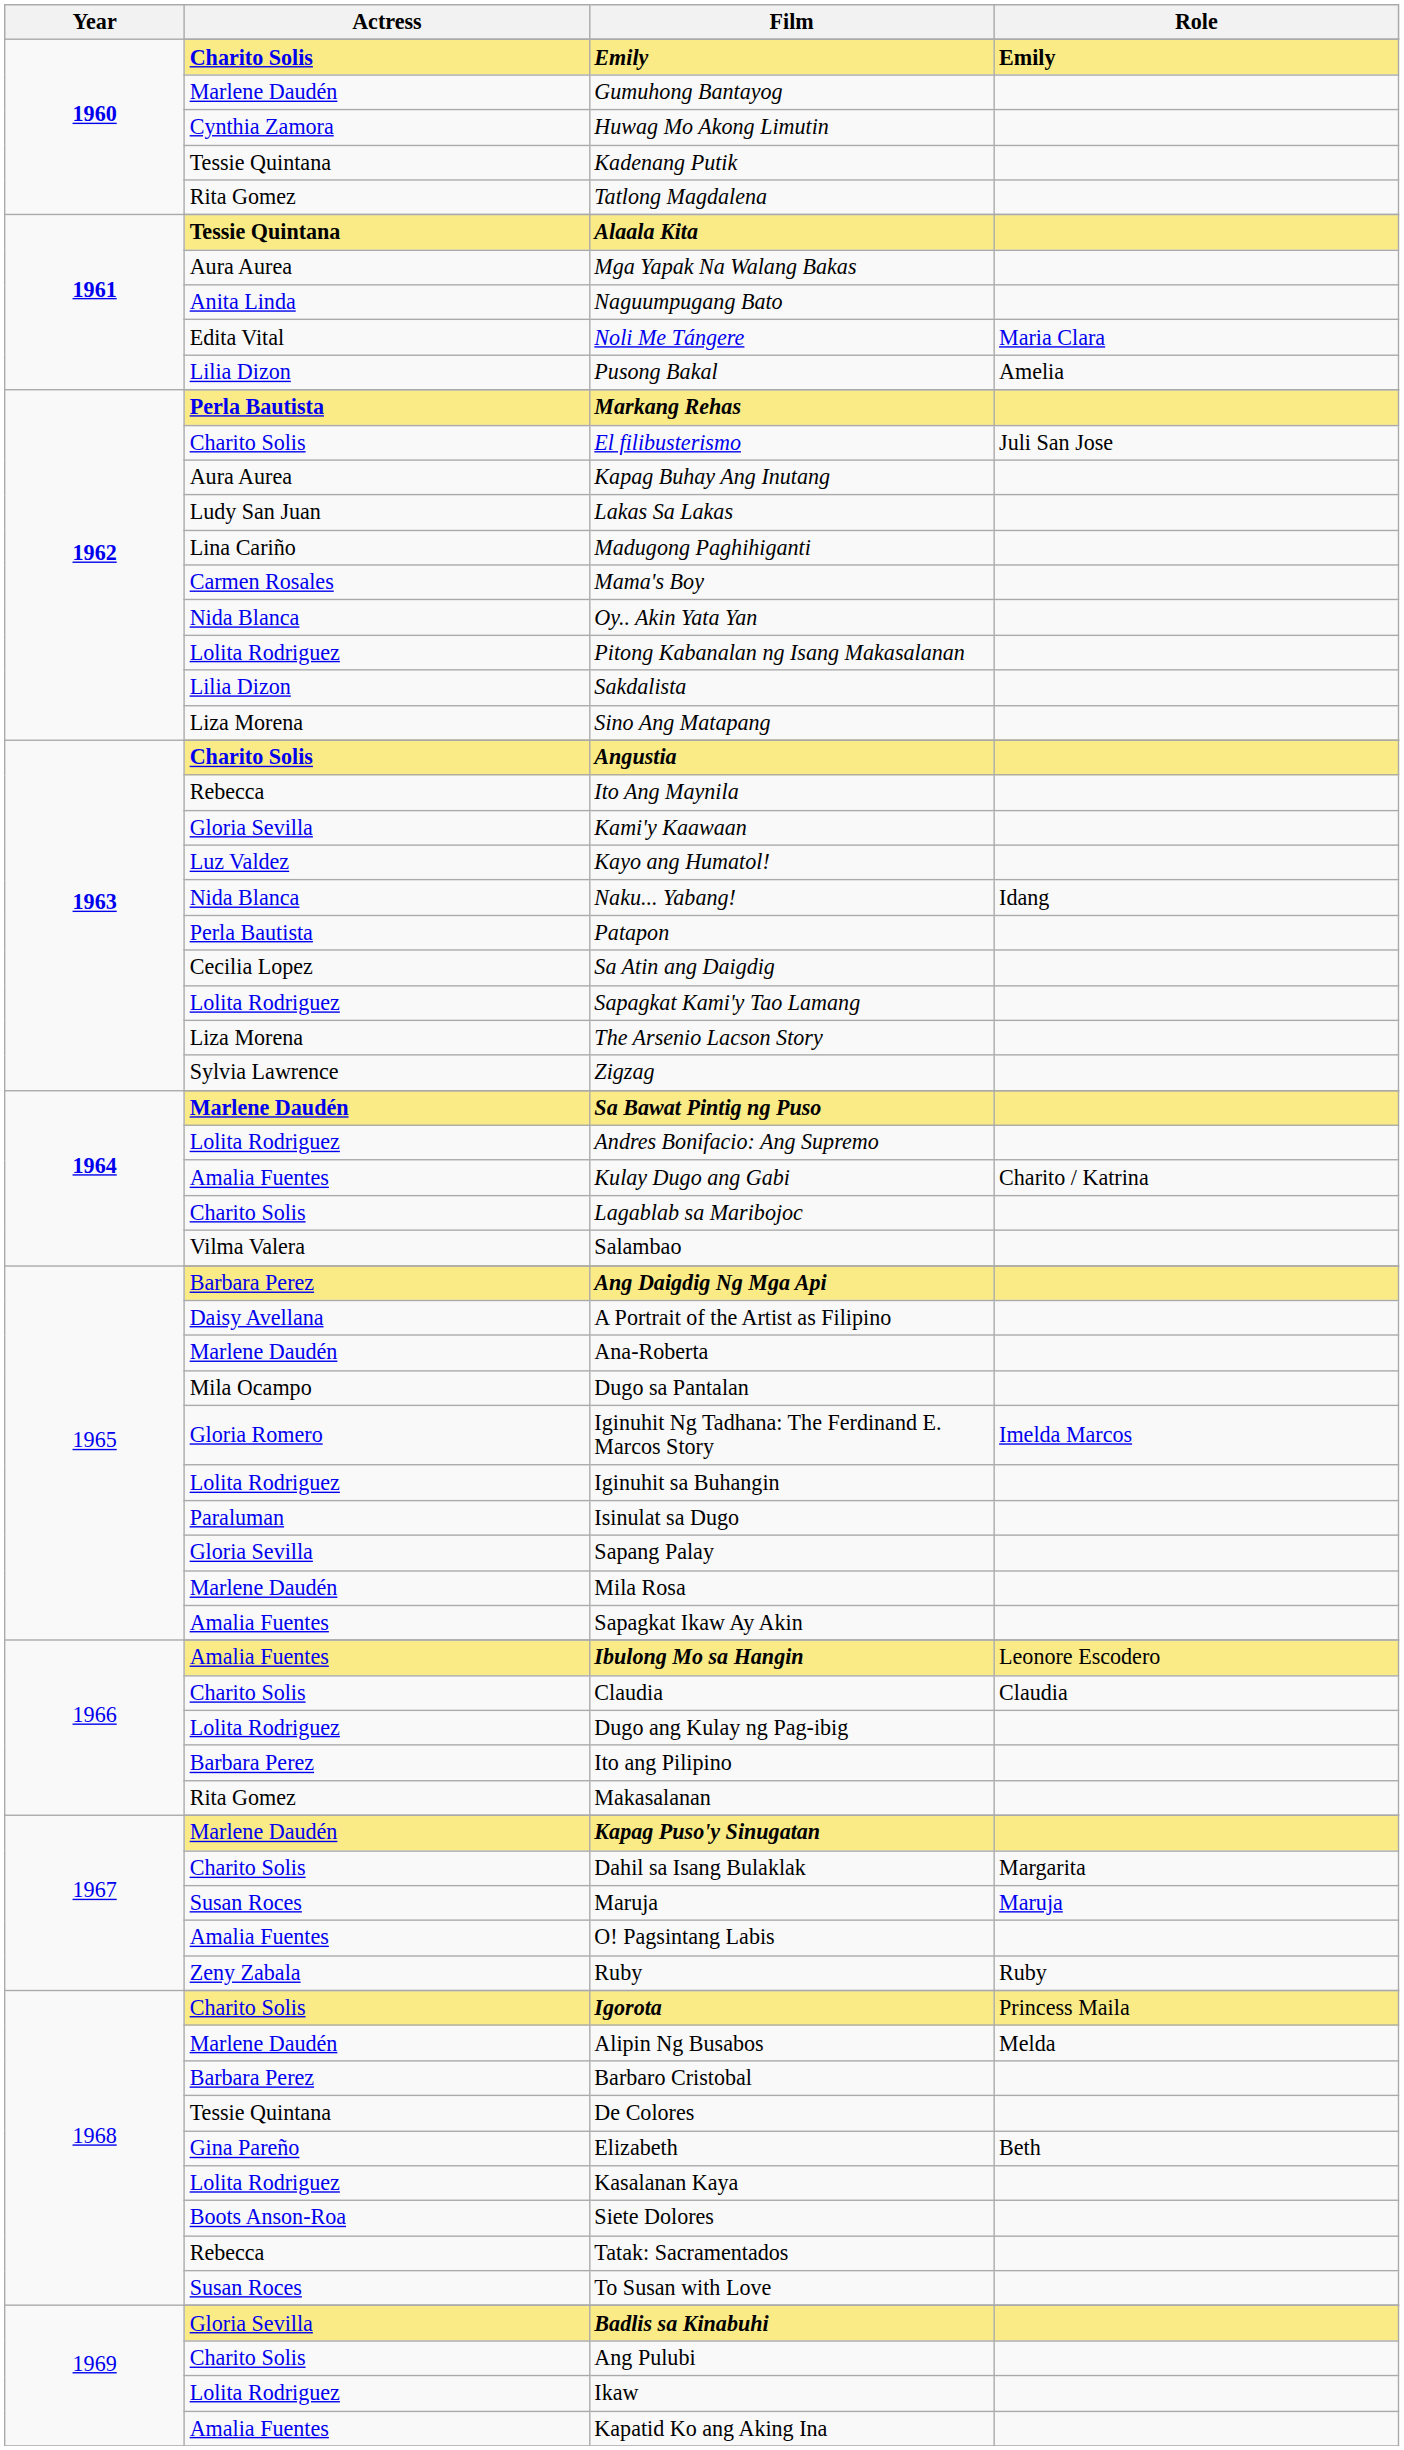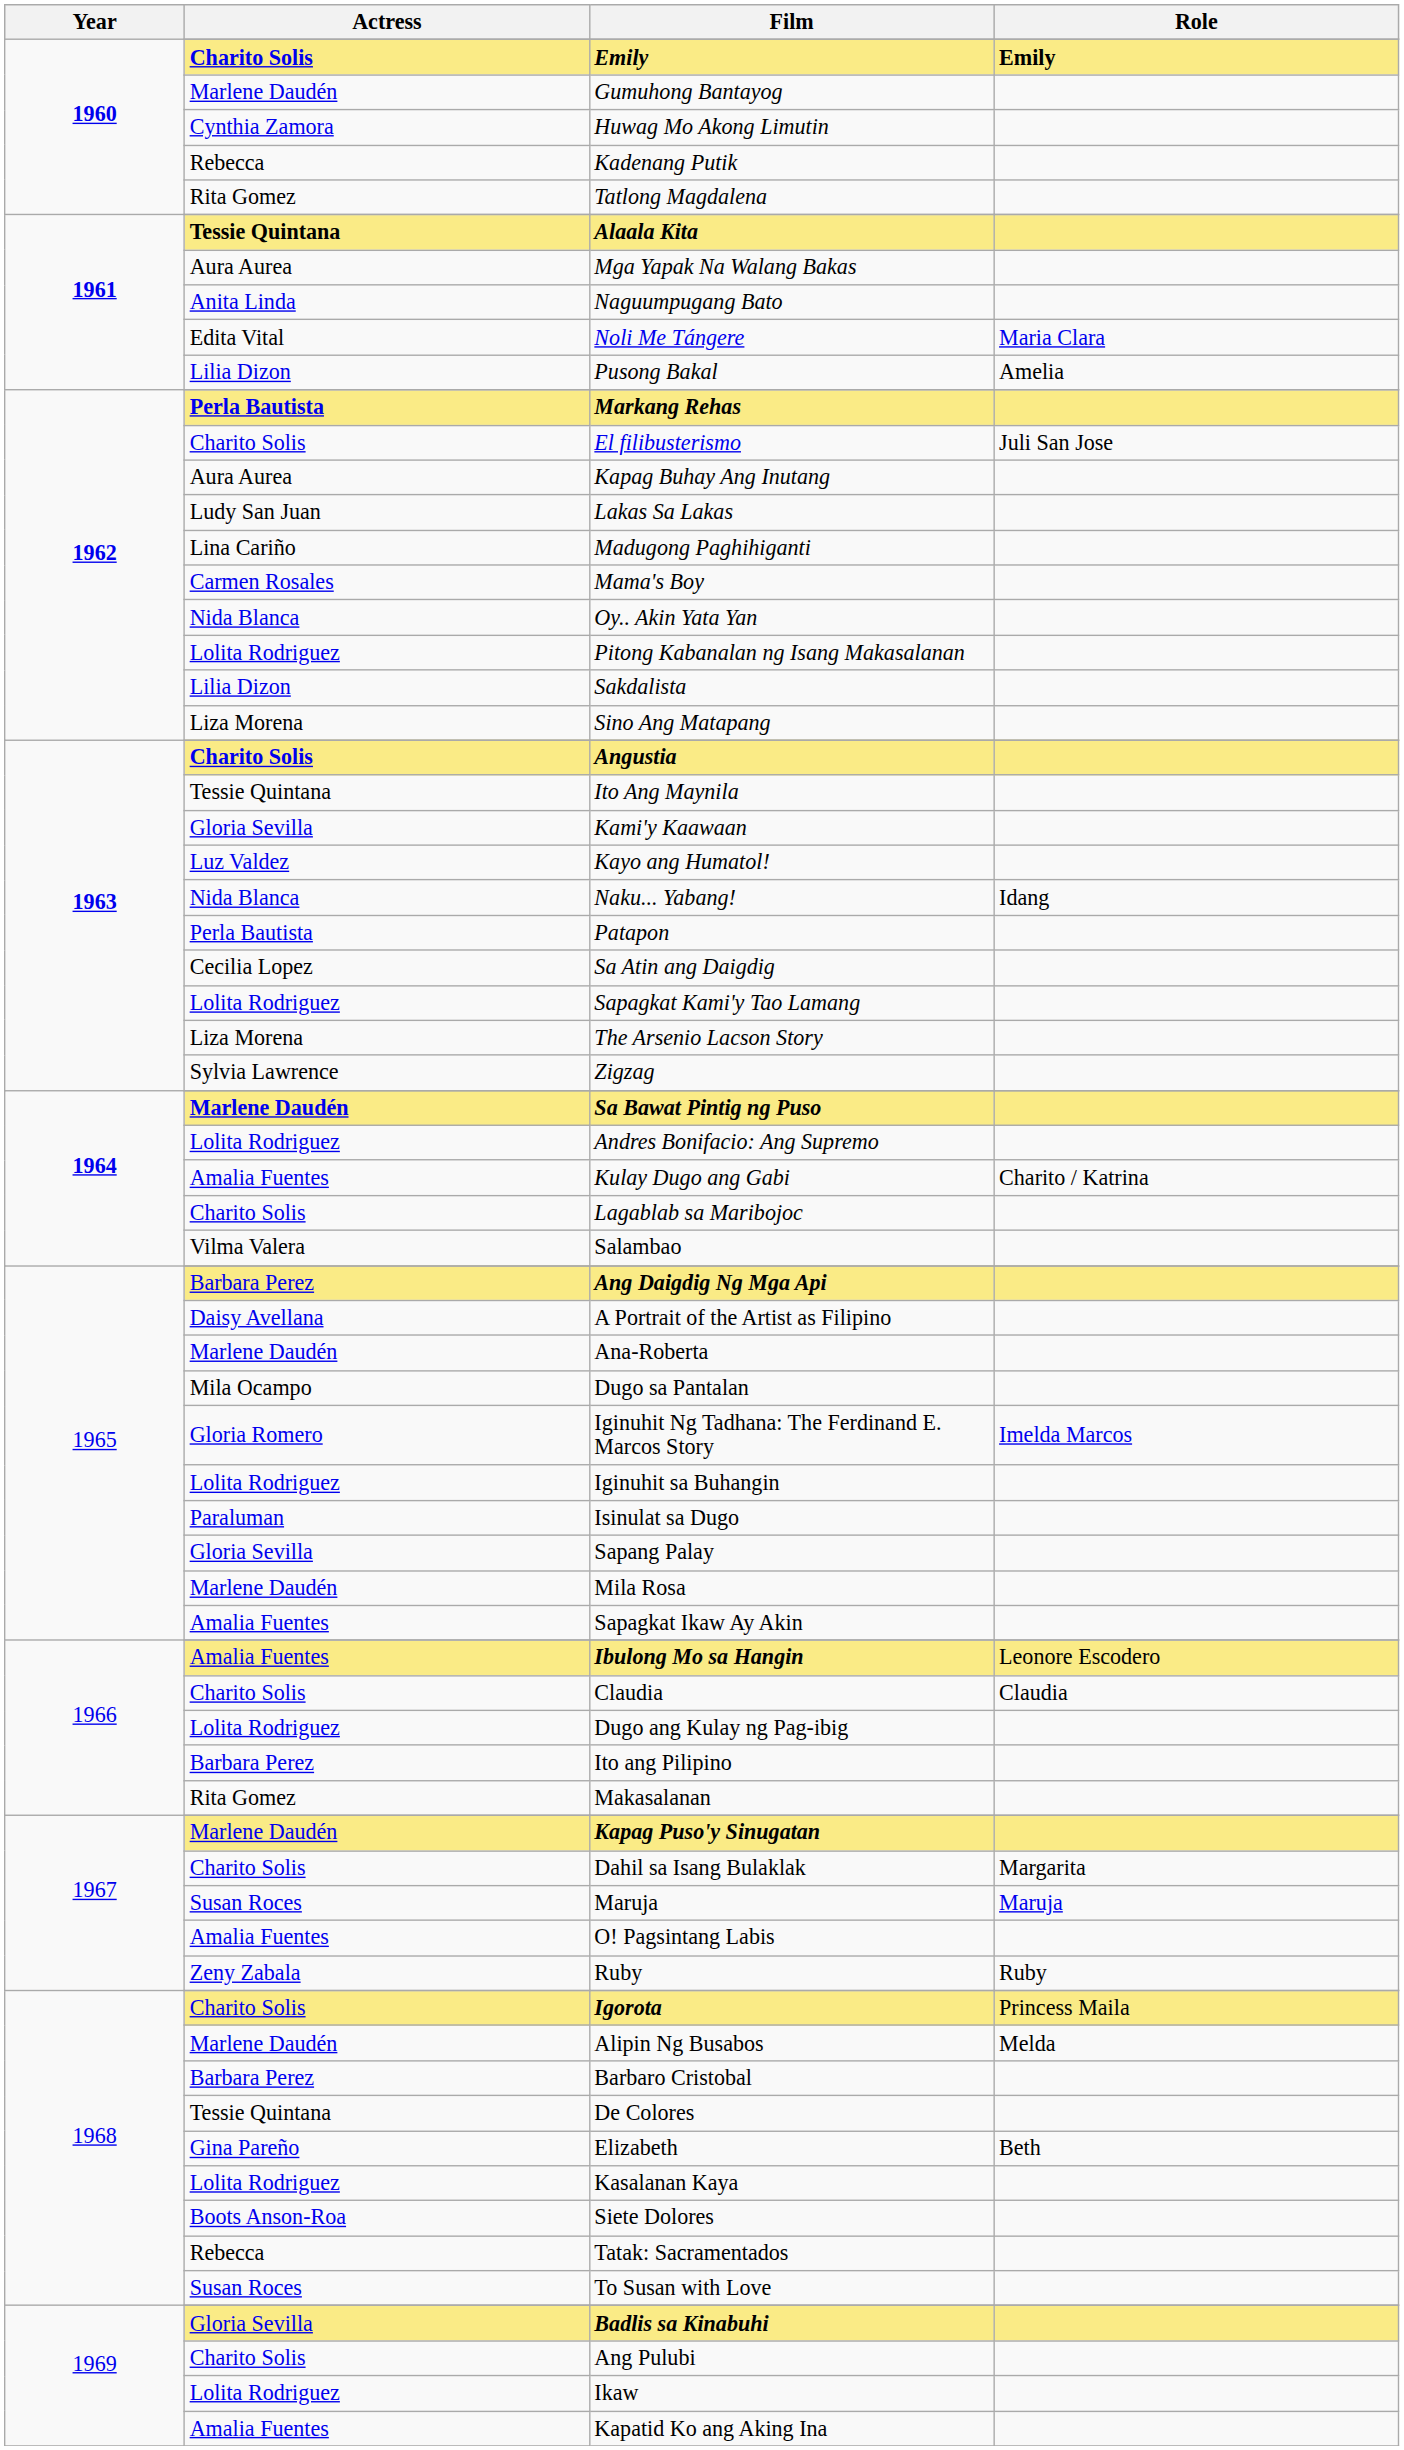(260, 162) Tessie Quintana -> (227, 162) Rebecca
(227, 792) Rebecca -> (260, 792) Tessie Quintana
